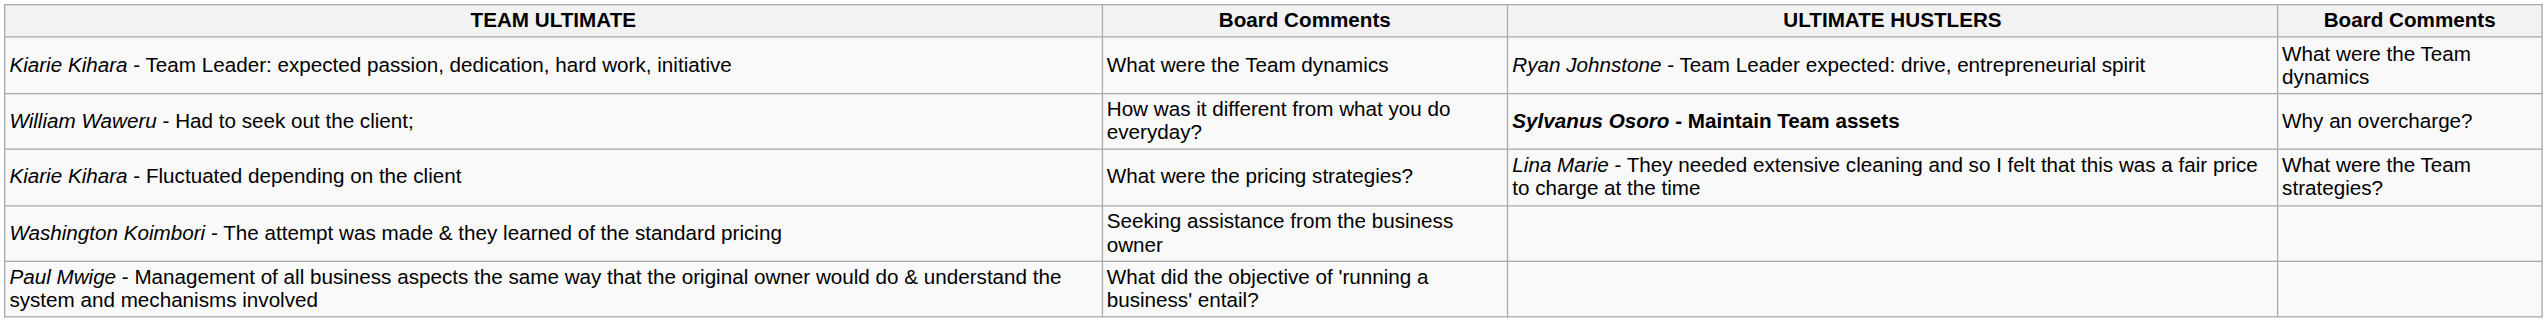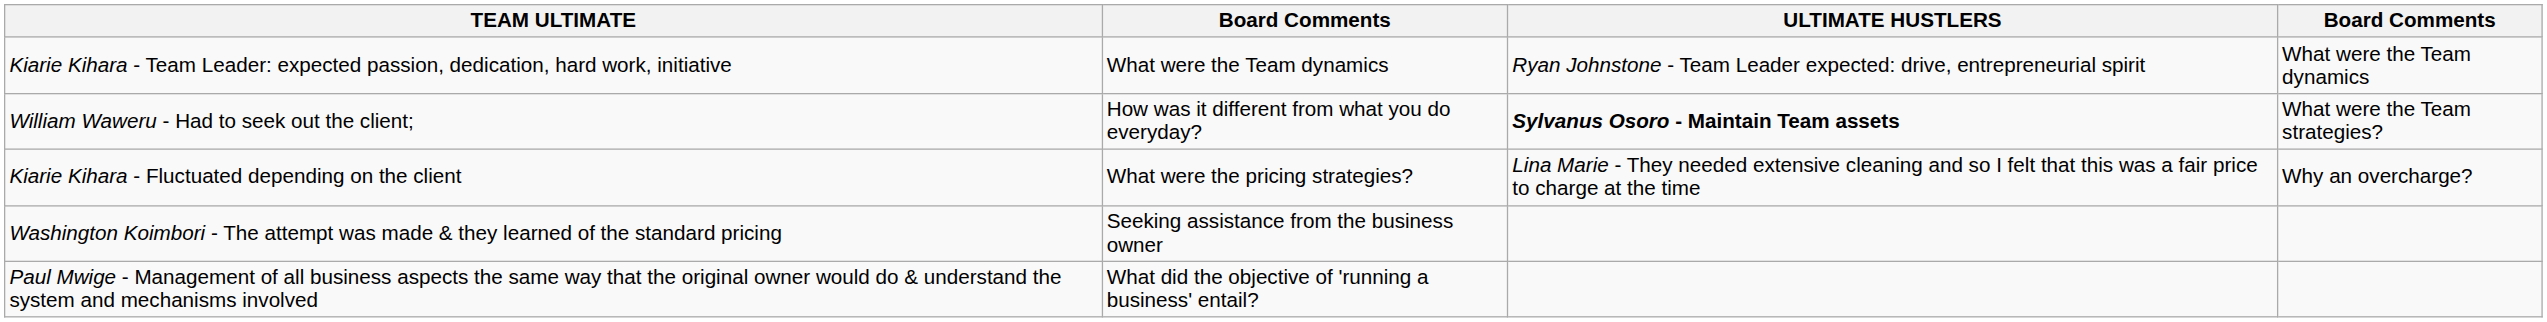(2377, 121) Why an overcharge? -> (2377, 121) What were the Team strategies?
(2377, 177) What were the Team strategies? -> (2377, 177) Why an overcharge?
